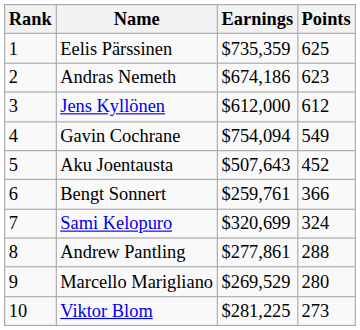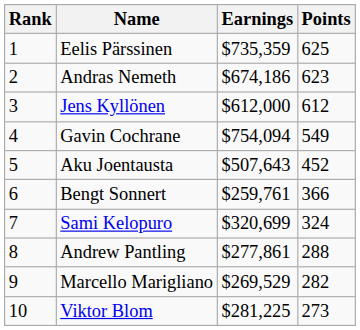(315, 281) 280 -> (315, 281) 282
